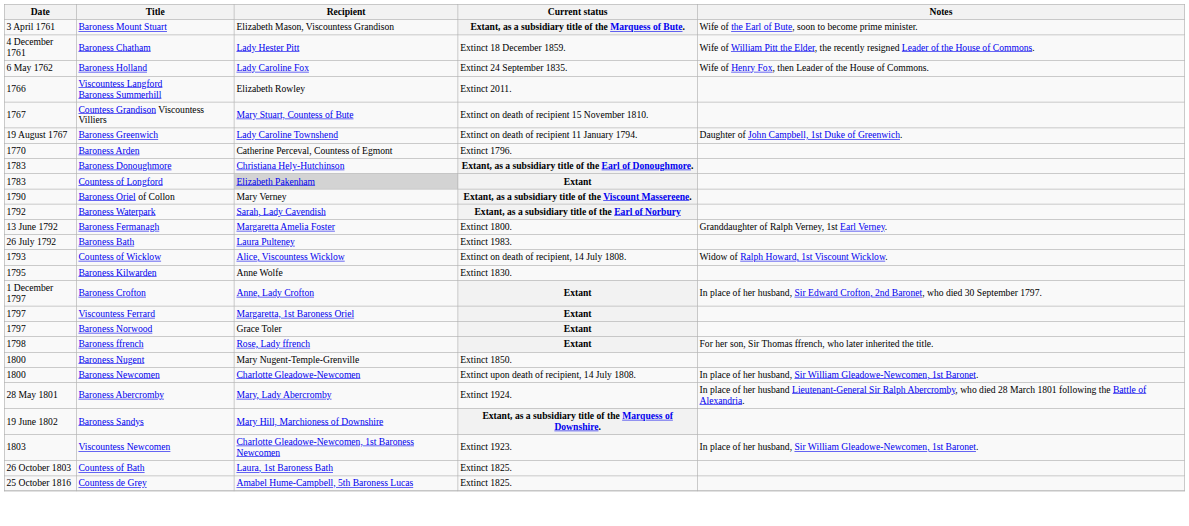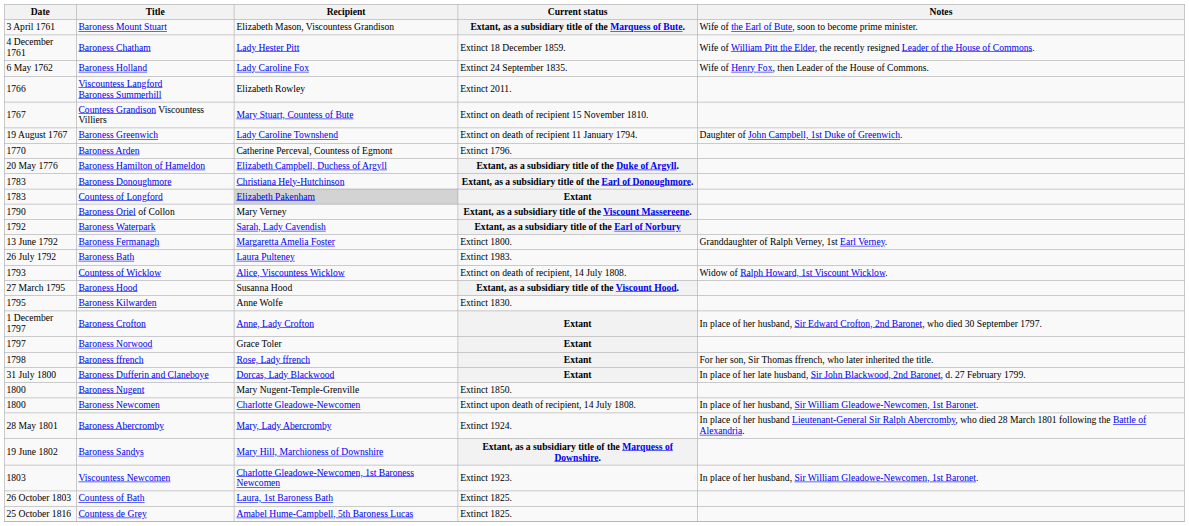+ row: (142, 166)
+ row: (108, 288)
- row: (117, 314)
+ row: (144, 375)
